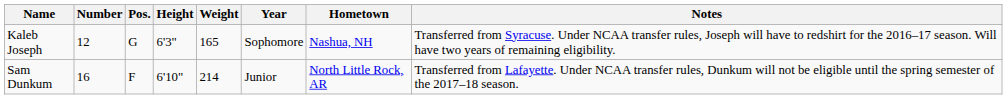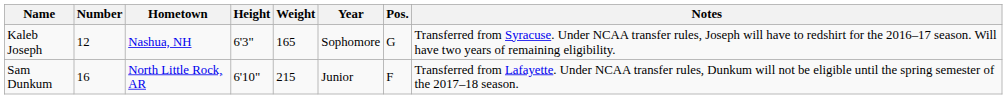columns swapped: (139, 14) <-> (359, 14)
(209, 76) 214 -> (286, 76) 215
